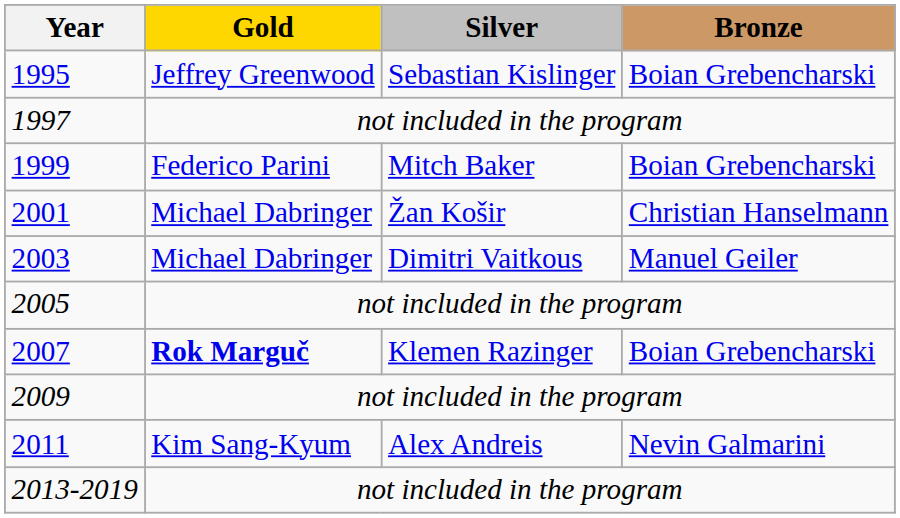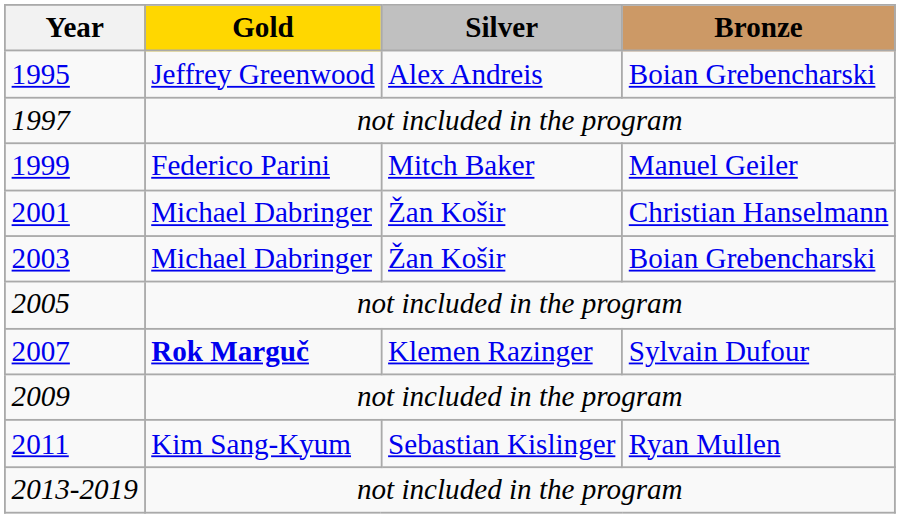(502, 73) Sebastian Kislinger -> (465, 73) Alex Andreis
(752, 166) Boian Grebencharski -> (713, 166) Manuel Geiler
(485, 258) Dimitri Vaitkous -> (447, 258) Žan Košir
(713, 258) Manuel Geiler -> (752, 258) Boian Grebencharski
(752, 350) Boian Grebencharski -> (719, 350) Sylvain Dufour
(465, 443) Alex Andreis -> (502, 443) Sebastian Kislinger
(727, 443) Nevin Galmarini -> (705, 443) Ryan Mullen
